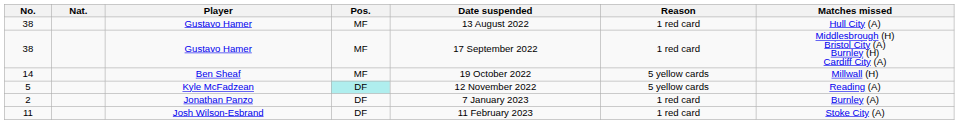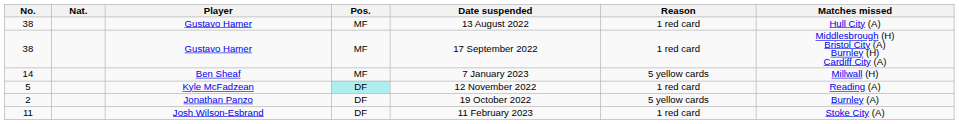(495, 74) 19 October 2022 -> (495, 74) 7 January 2023
(678, 87) 5 yellow cards -> (678, 87) 1 red card
(495, 100) 7 January 2023 -> (495, 100) 19 October 2022
(678, 100) 1 red card -> (678, 100) 5 yellow cards
